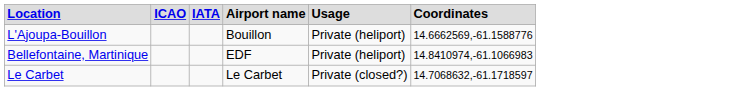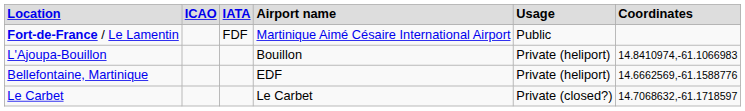+ row: (93, 34)
(473, 35) 14.6662569,-61.1588776 -> (678, 56) 14.8410974,-61.1066983
(473, 56) 14.8410974,-61.1066983 -> (678, 76) 14.6662569,-61.1588776
